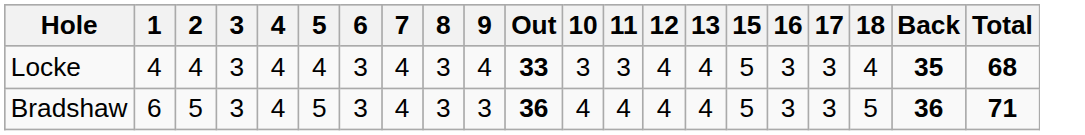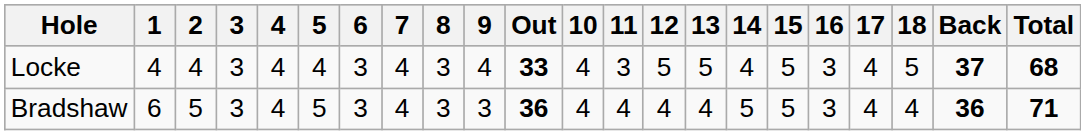+ column: (747, 25)
(583, 66) 3 -> (583, 66) 4
(664, 66) 4 -> (664, 66) 5
(705, 66) 4 -> (705, 66) 5
(829, 66) 3 -> (871, 66) 4
(871, 66) 4 -> (912, 66) 5
(929, 66) 35 -> (970, 66) 37
(829, 108) 3 -> (871, 108) 4
(871, 108) 5 -> (912, 108) 4
